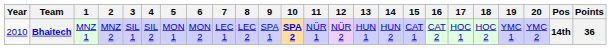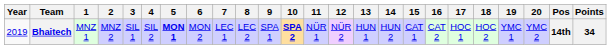(17, 31) 2010 -> (17, 31) 2019
(173, 31) normal -> (173, 31) bold
(589, 31) 36 -> (589, 31) 34
